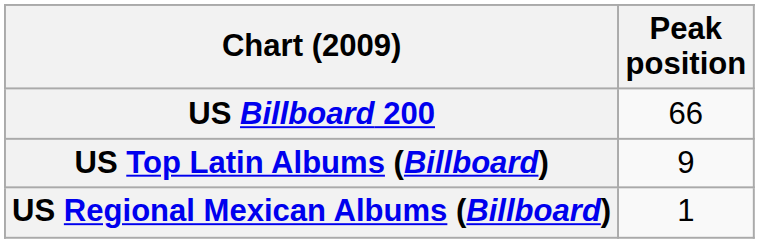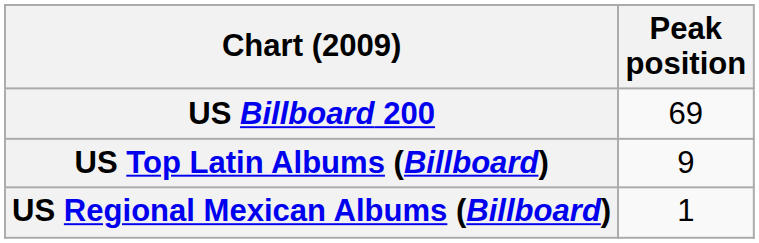(686, 113) 66 -> (686, 113) 69
